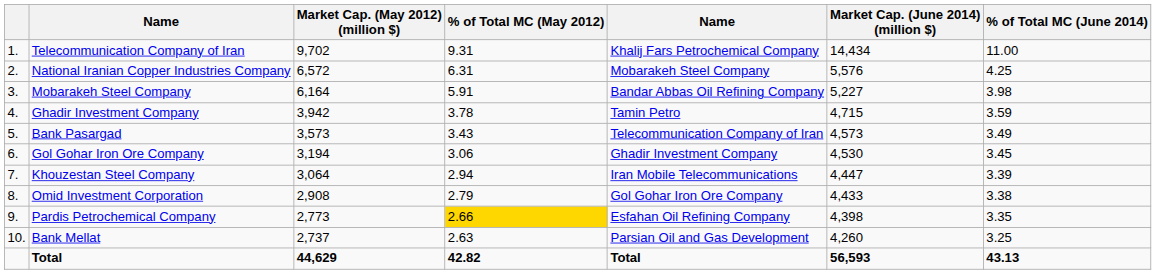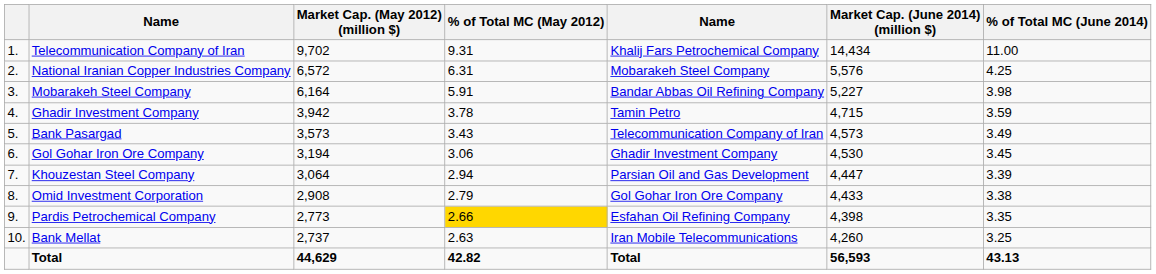(704, 175) Iran Mobile Telecommunications -> (710, 175) Parsian Oil and Gas Development
(710, 237) Parsian Oil and Gas Development -> (704, 237) Iran Mobile Telecommunications
